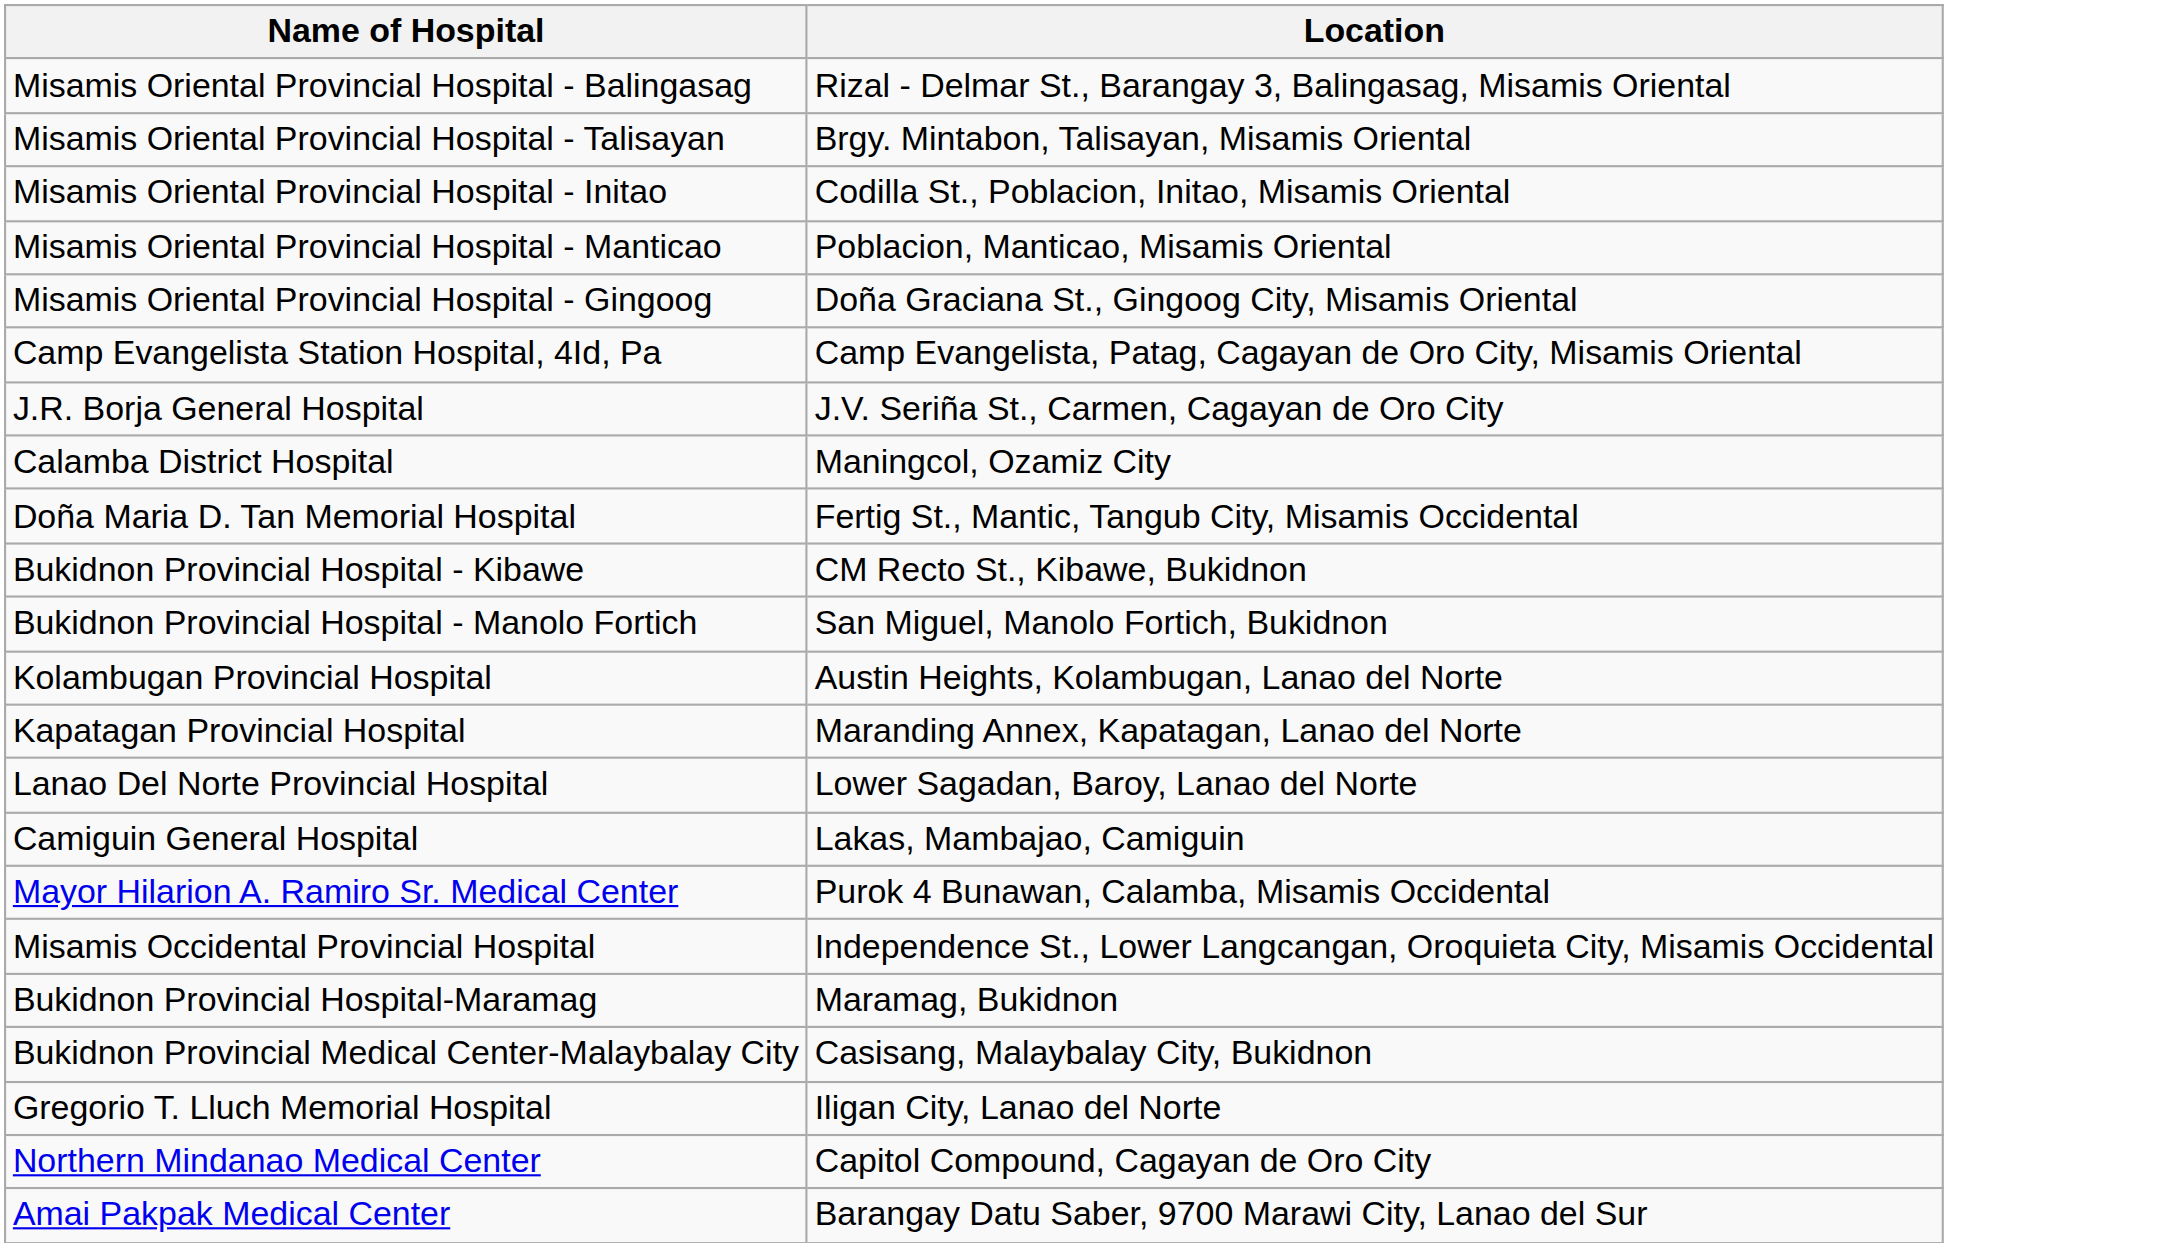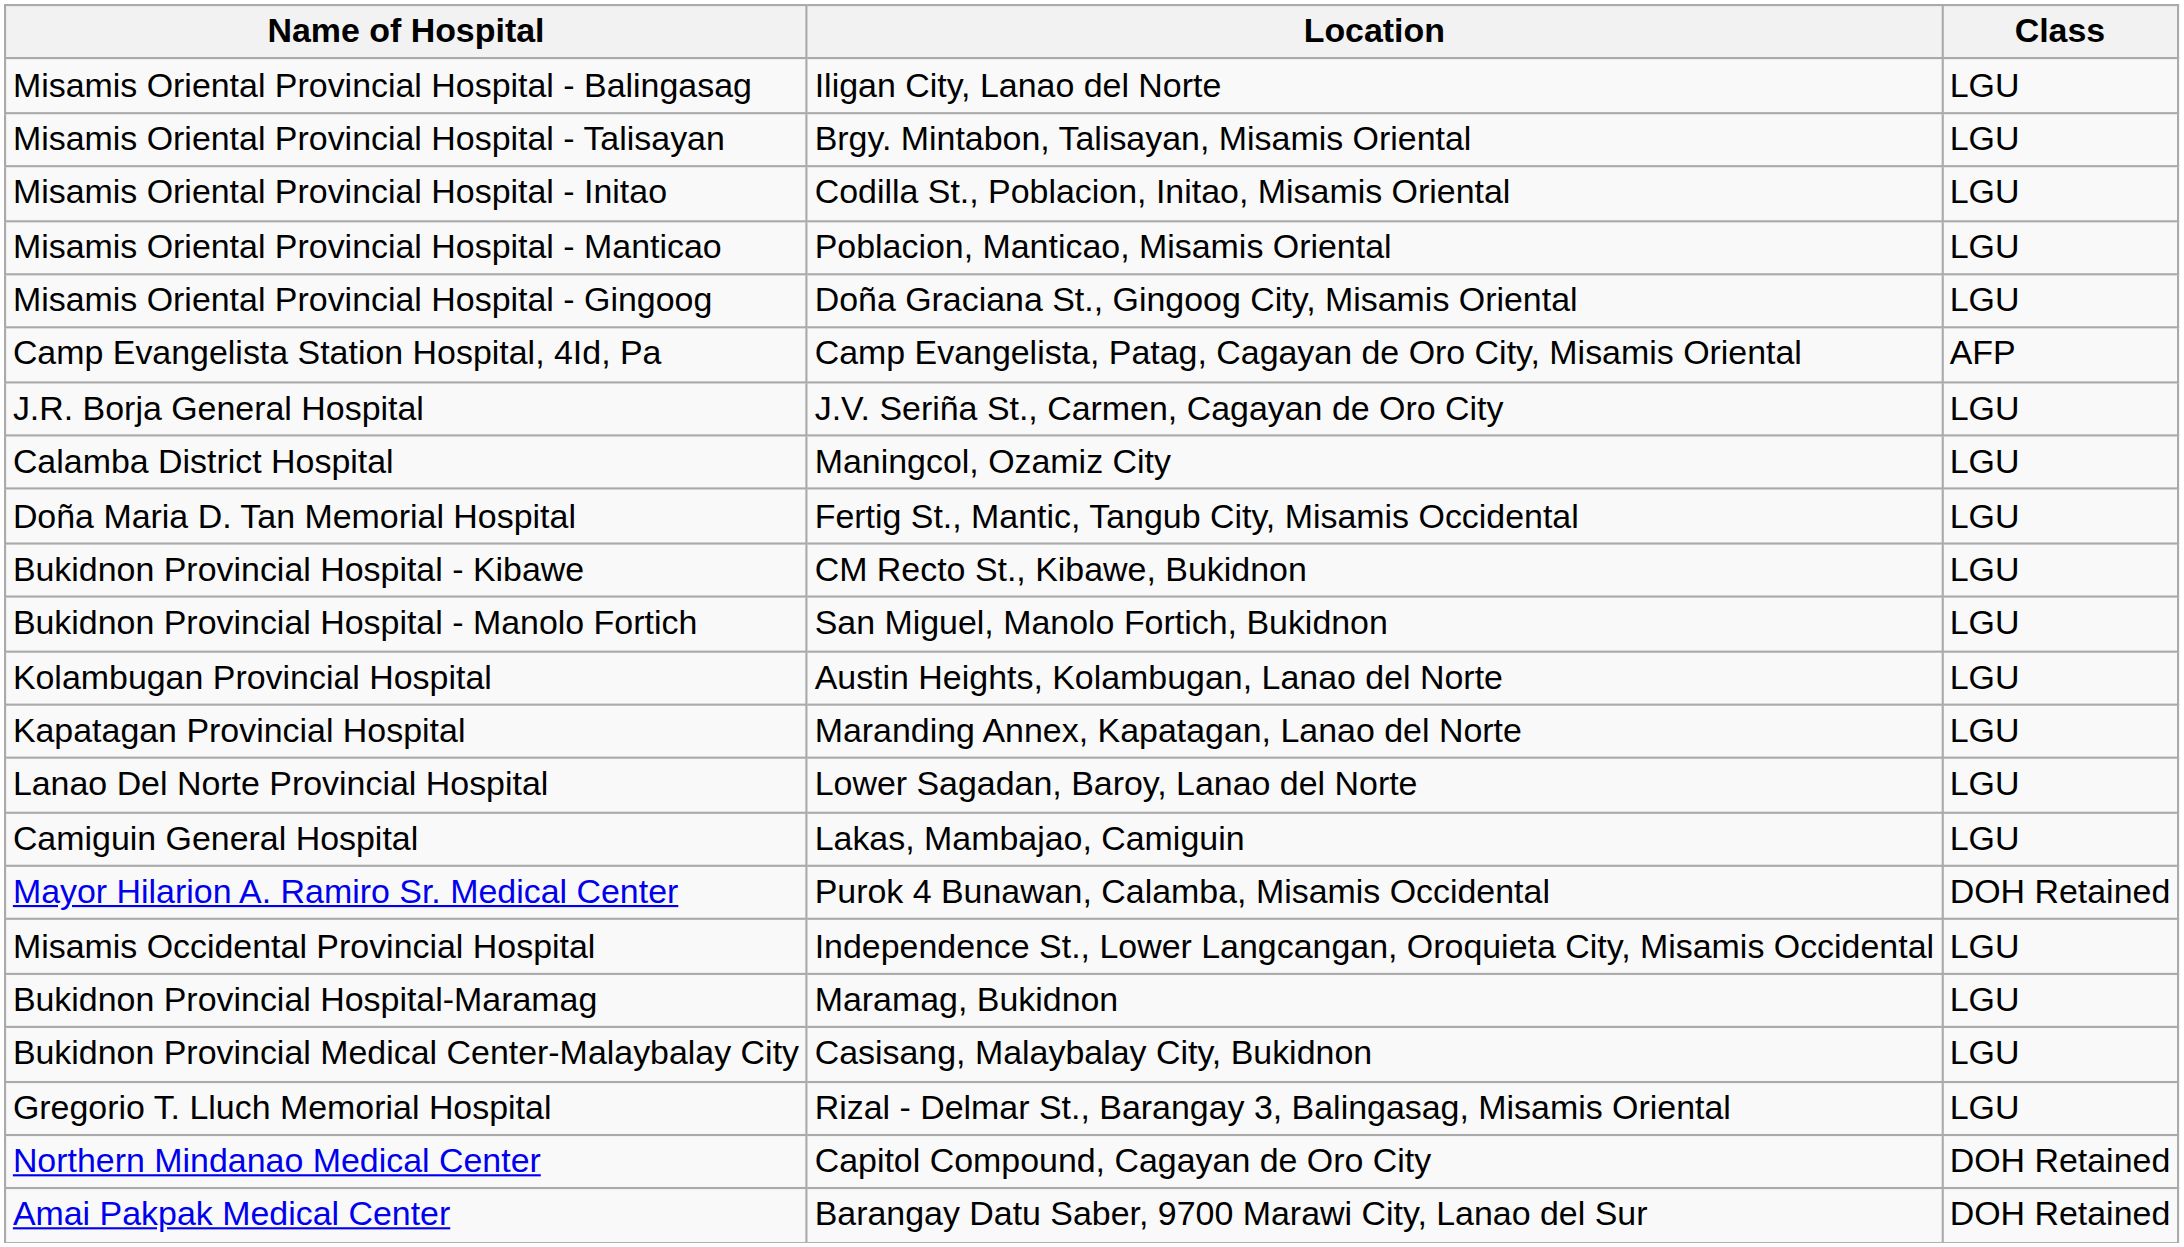+ column: (2060, 31)
(1273, 85) Rizal - Delmar St., Barangay 3, Balingasag, Misamis Oriental -> (1018, 85) Iligan City, Lanao del Norte
(1018, 1107) Iligan City, Lanao del Norte -> (1273, 1107) Rizal - Delmar St., Barangay 3, Balingasag, Misamis Oriental
